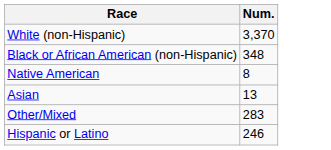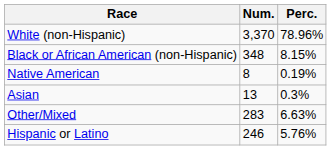+ column: (302, 14)
